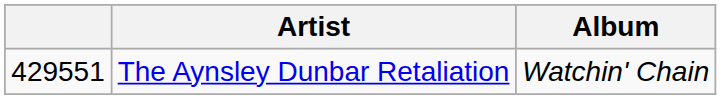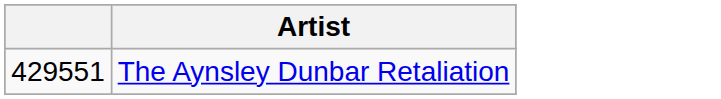- column: (616, 26)
